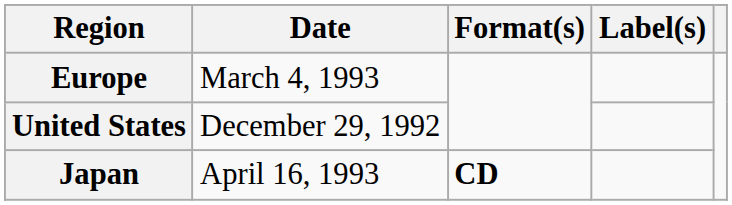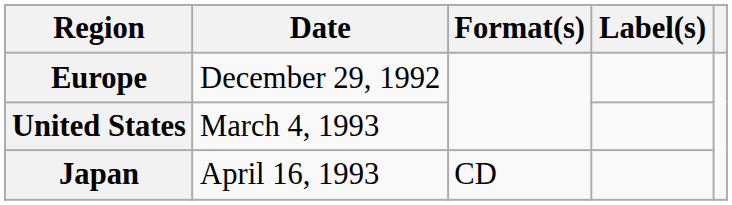(290, 77) March 4, 1993 -> (320, 77) December 29, 1992
(320, 125) December 29, 1992 -> (290, 125) March 4, 1993
(476, 174) bold -> (476, 174) normal
